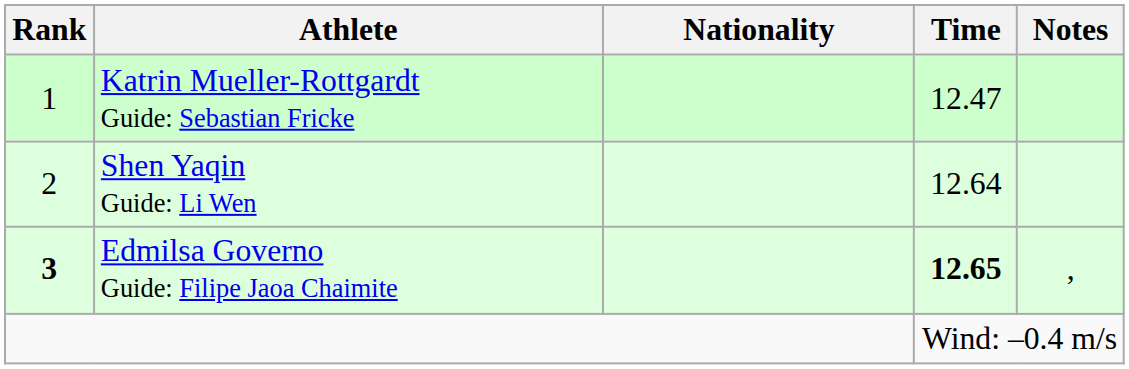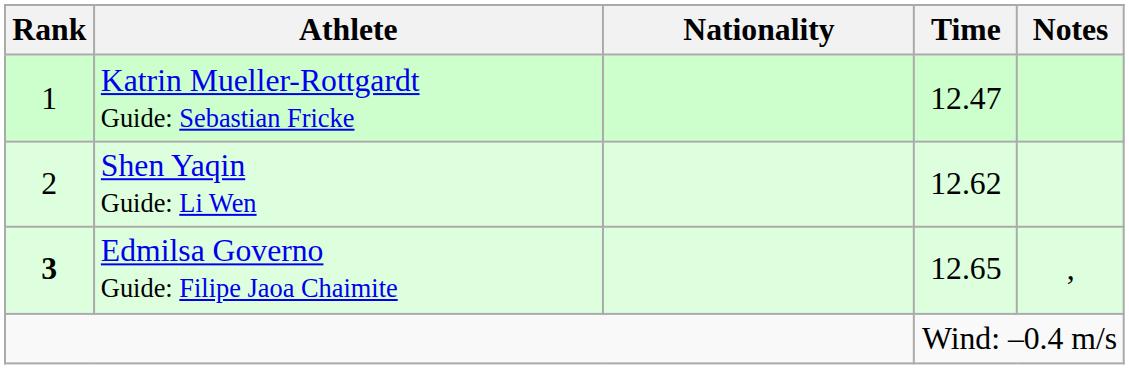(966, 183) 12.64 -> (966, 183) 12.62
(966, 269) bold -> (966, 269) normal
